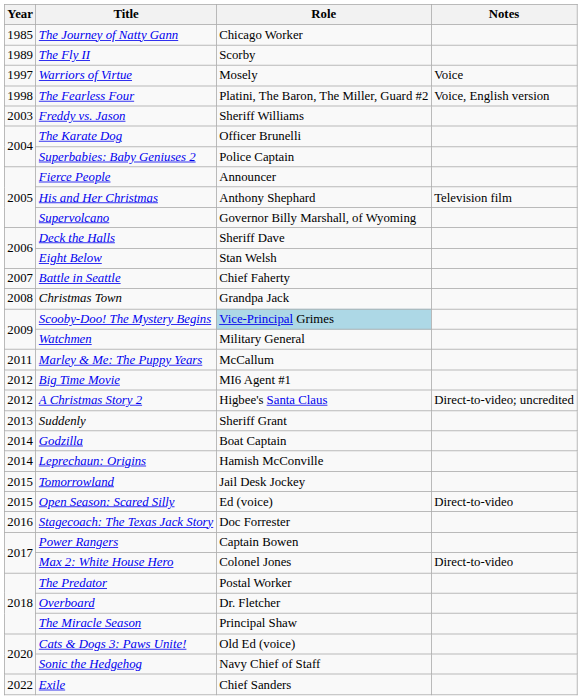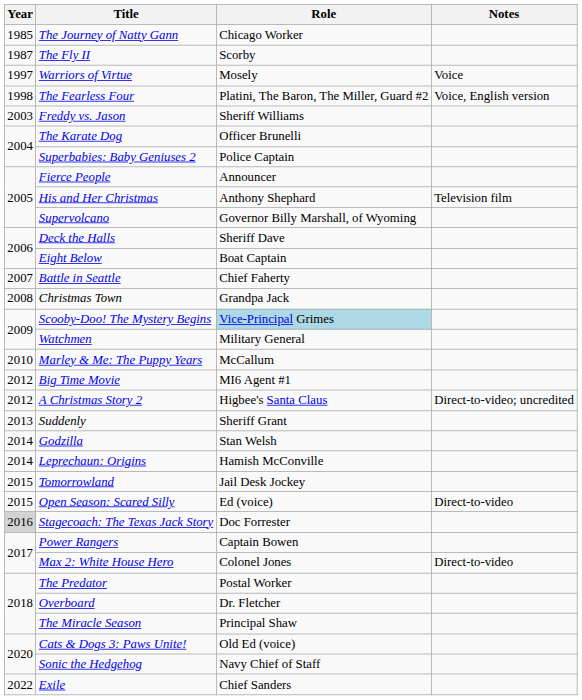(20, 55) 1989 -> (20, 55) 1987
(248, 258) Stan Welsh -> (253, 258) Boat Captain
(20, 359) 2011 -> (20, 359) 2010
(253, 440) Boat Captain -> (248, 440) Stan Welsh
(20, 522) no background -> (20, 522) lightgrey background
